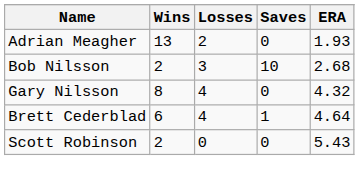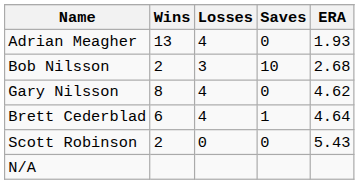(202, 42) 2 -> (202, 42) 4
(332, 92) 4.32 -> (332, 92) 4.62
+ row: (22, 167)
